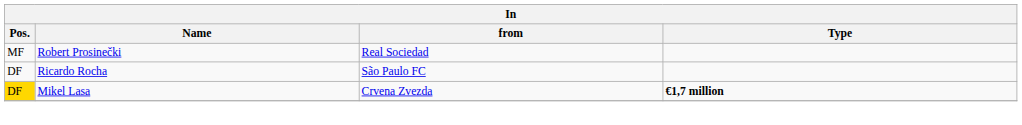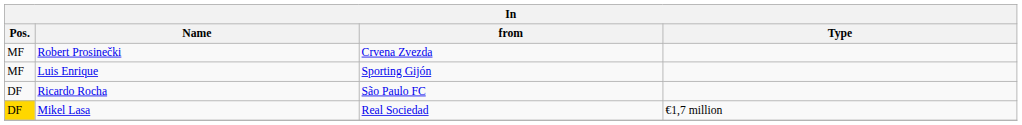(395, 52) Real Sociedad -> (397, 52) Crvena Zvezda
+ row: (68, 72)
(397, 91) Crvena Zvezda -> (395, 110) Real Sociedad
(695, 91) bold -> (694, 110) normal
